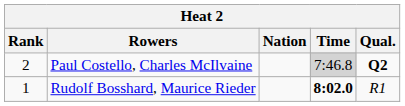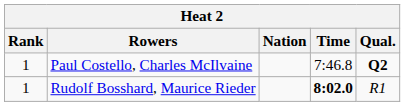(26, 64) 2 -> (26, 64) 1
(333, 64) lightgrey background -> (333, 64) no background
